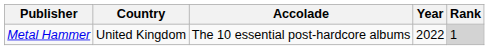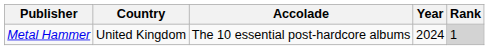(430, 34) 2022 -> (430, 34) 2024
